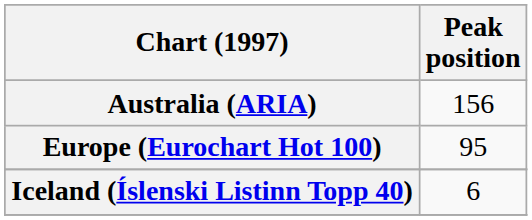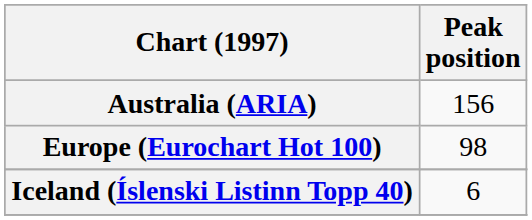(473, 147) 95 -> (473, 147) 98
